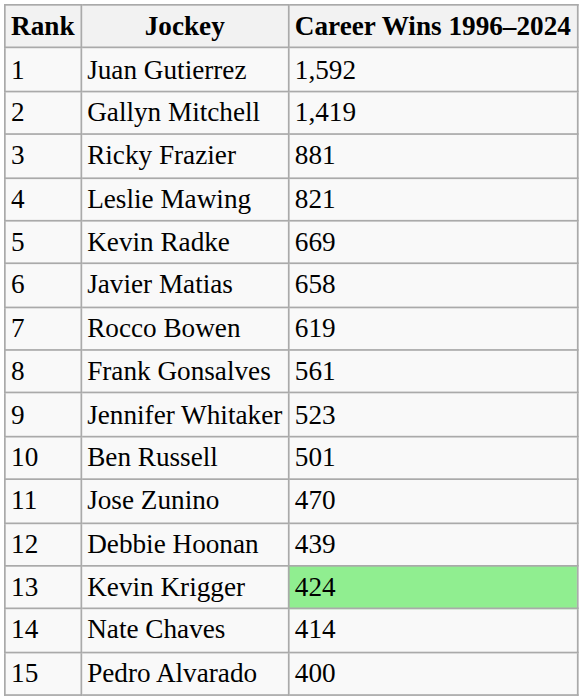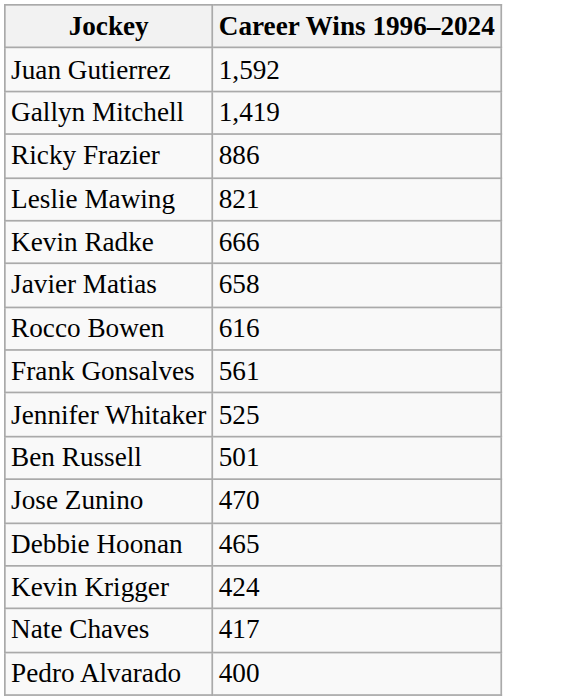- column: (43, 26)
(315, 155) 881 -> (239, 155) 886
(315, 241) 669 -> (239, 241) 666
(315, 328) 619 -> (239, 328) 616
(315, 414) 523 -> (239, 414) 525
(315, 543) 439 -> (239, 543) 465
(315, 586) lightgreen background -> (239, 586) no background
(315, 629) 414 -> (239, 629) 417
